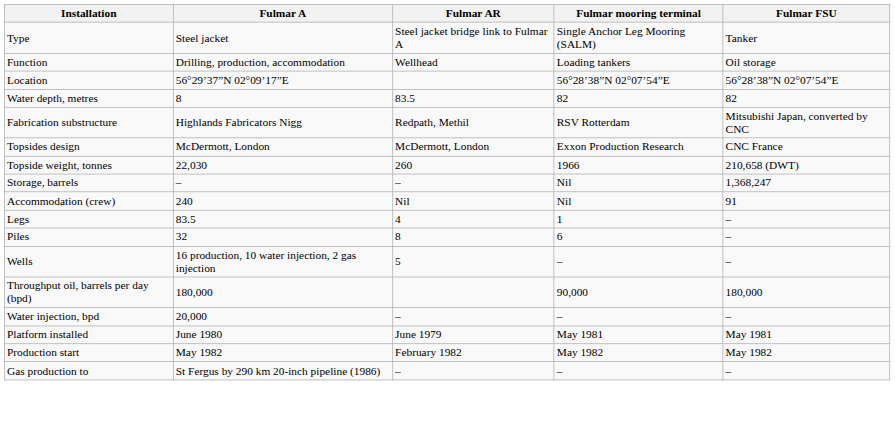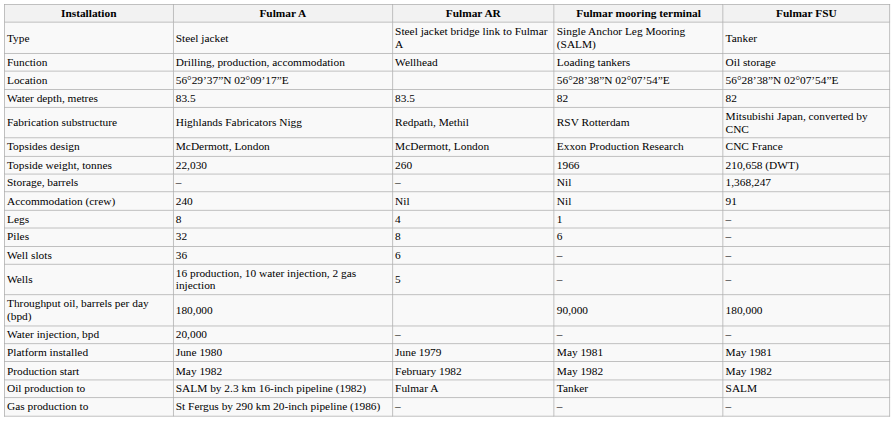(179, 98) 8 -> (186, 98) 83.5
(186, 219) 83.5 -> (179, 219) 8
+ row: (29, 255)
+ row: (46, 388)
